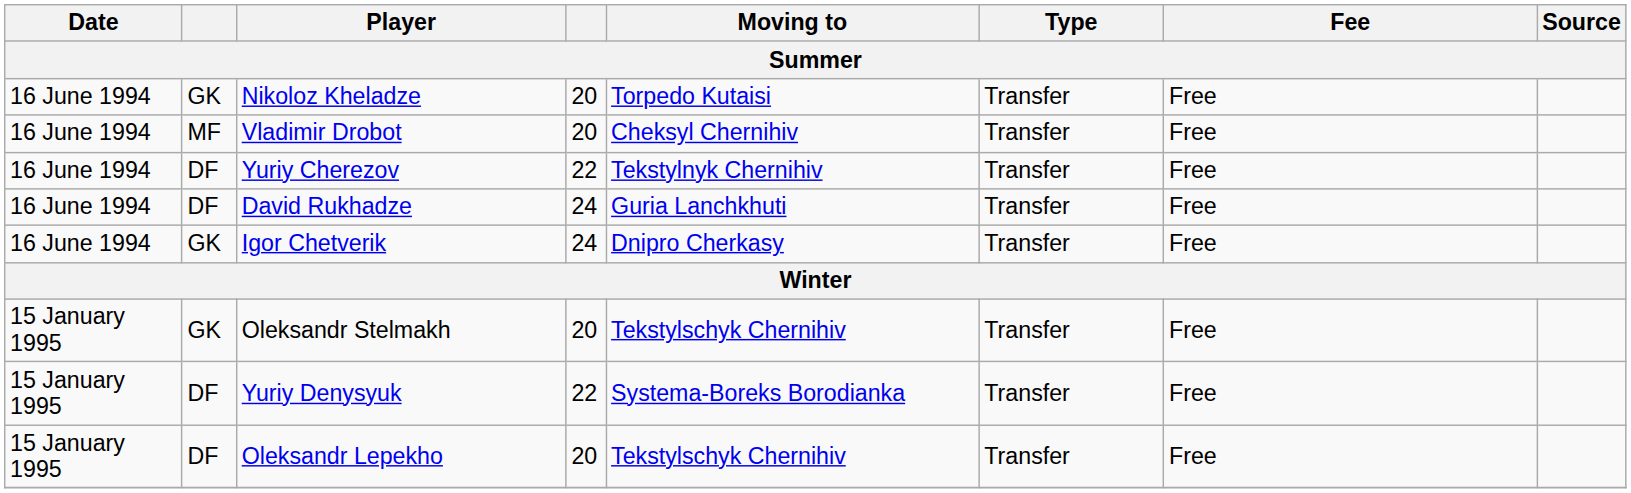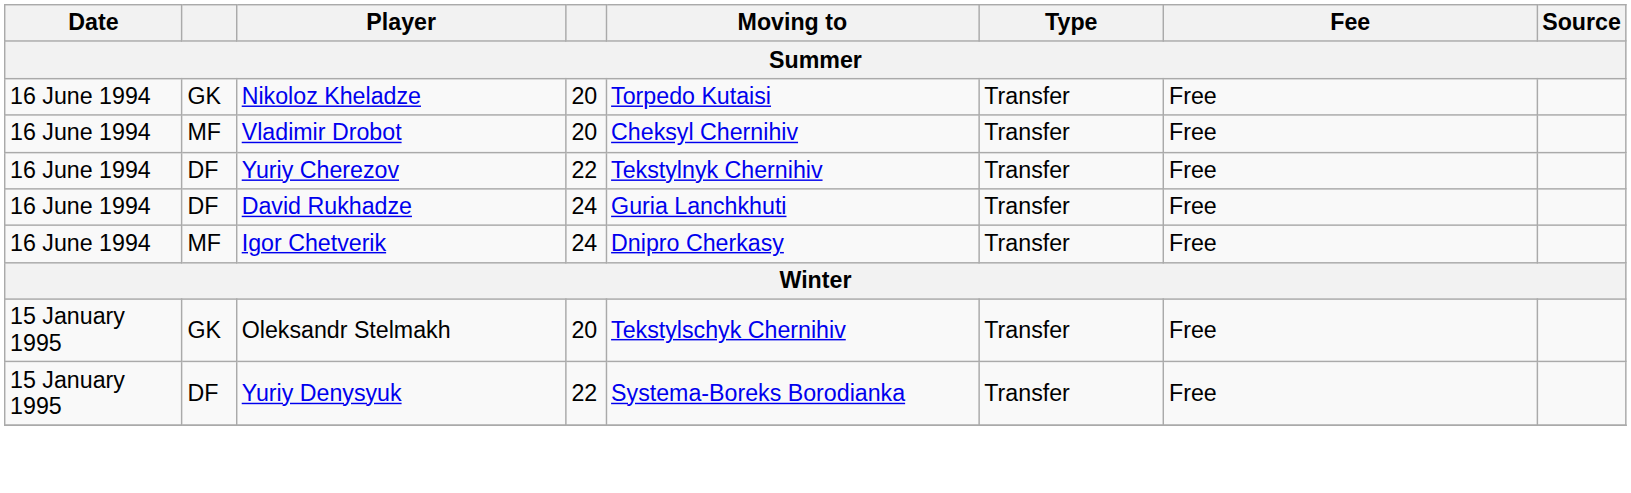(204, 243) GK -> (204, 243) MF
- row: (342, 456)
